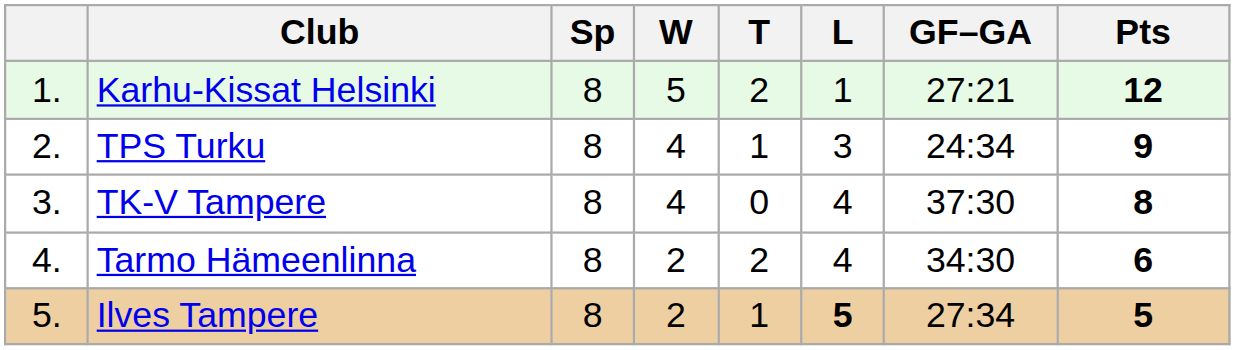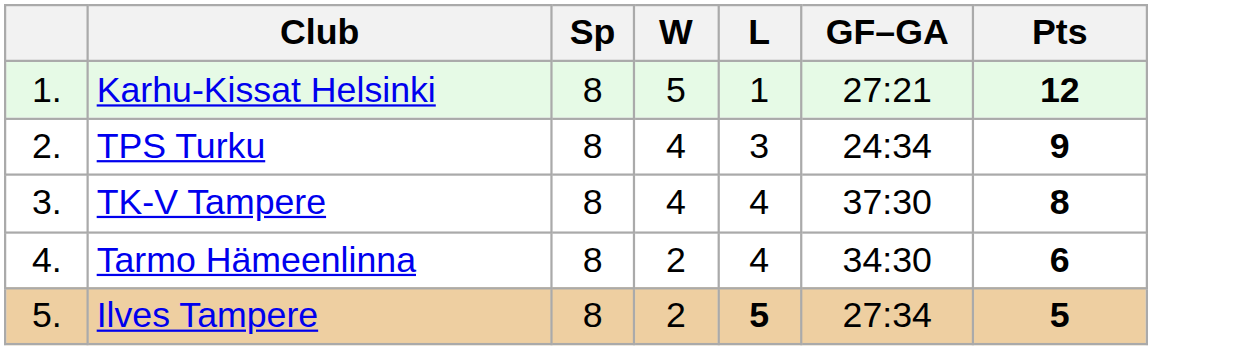- column: (759, 32)
